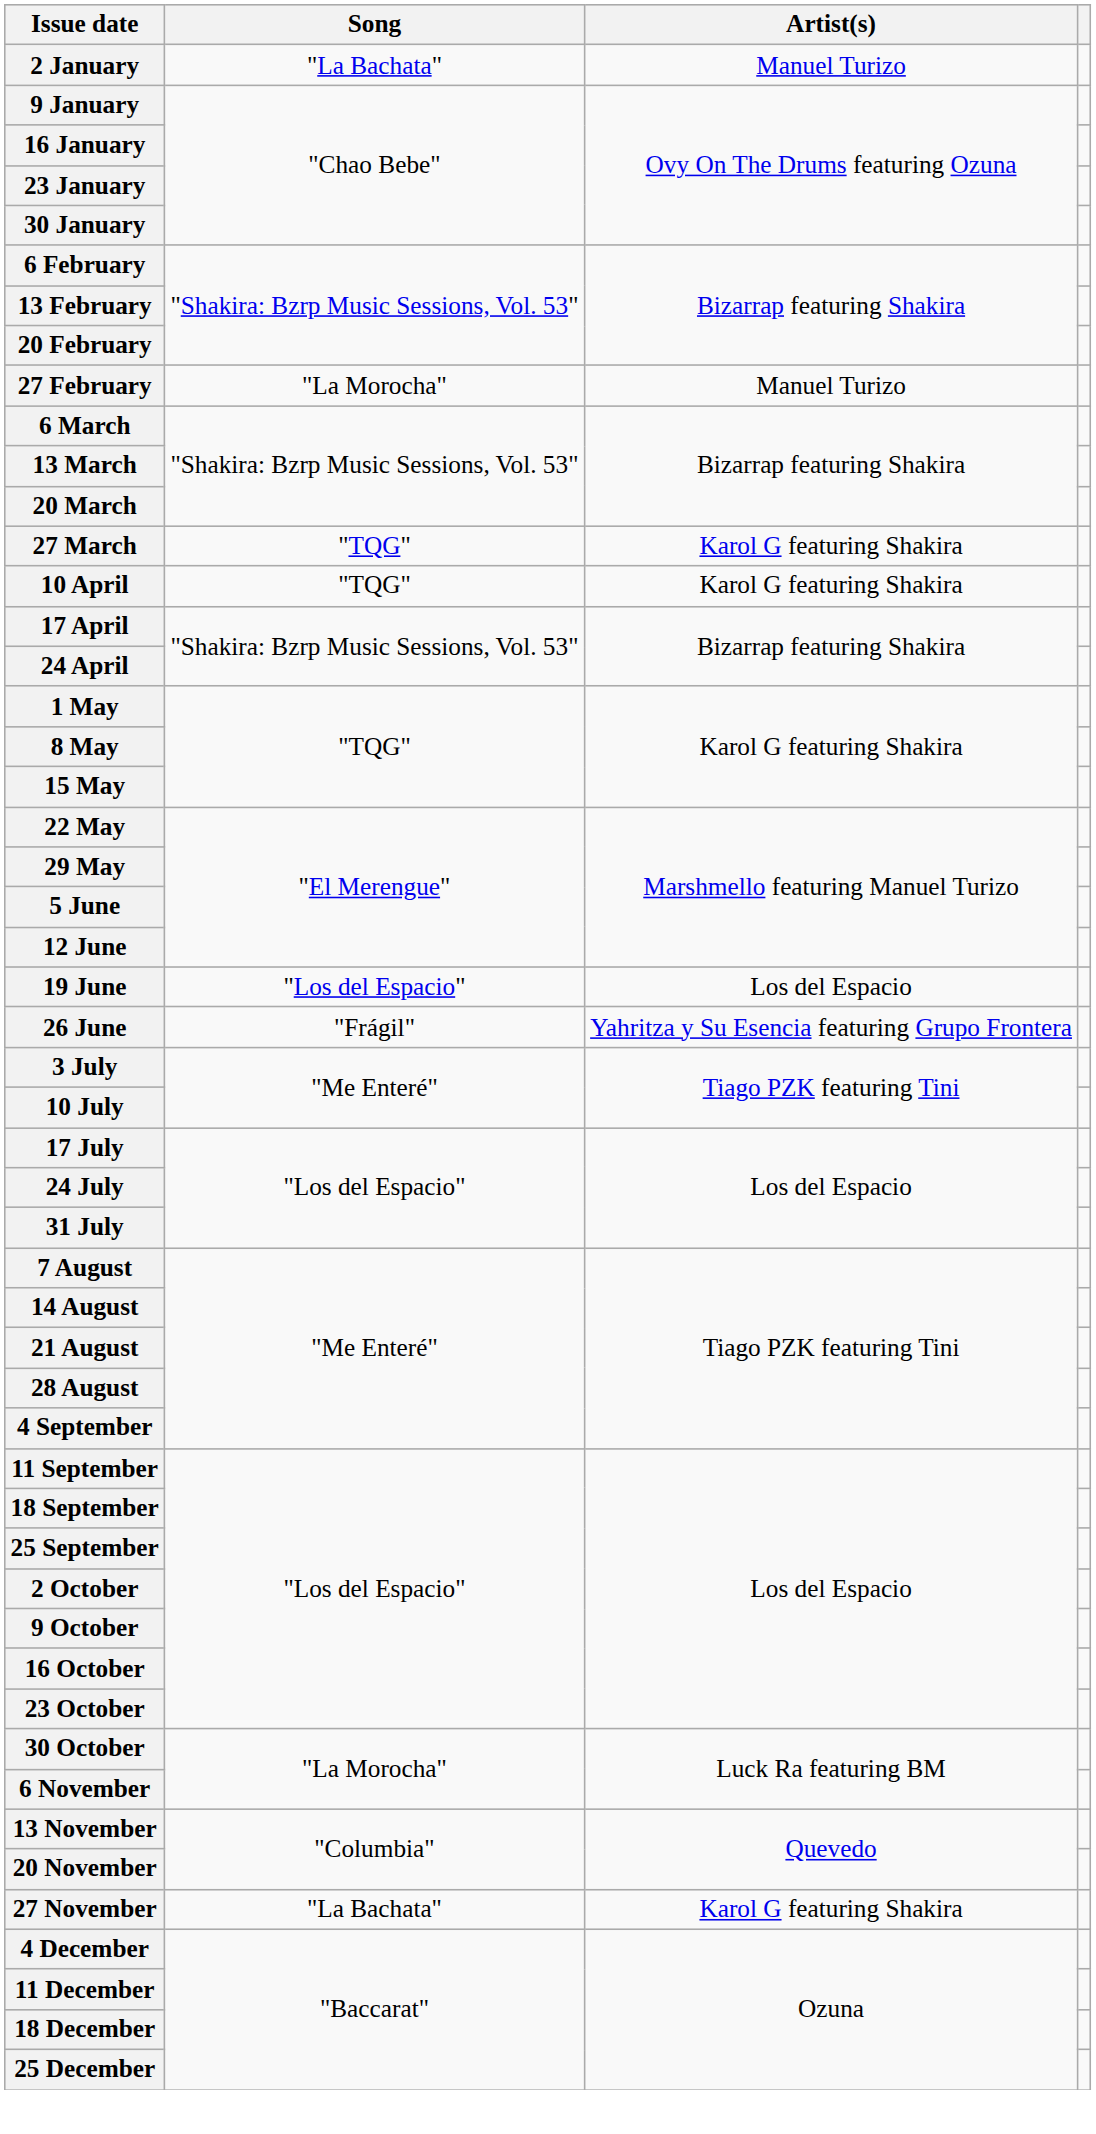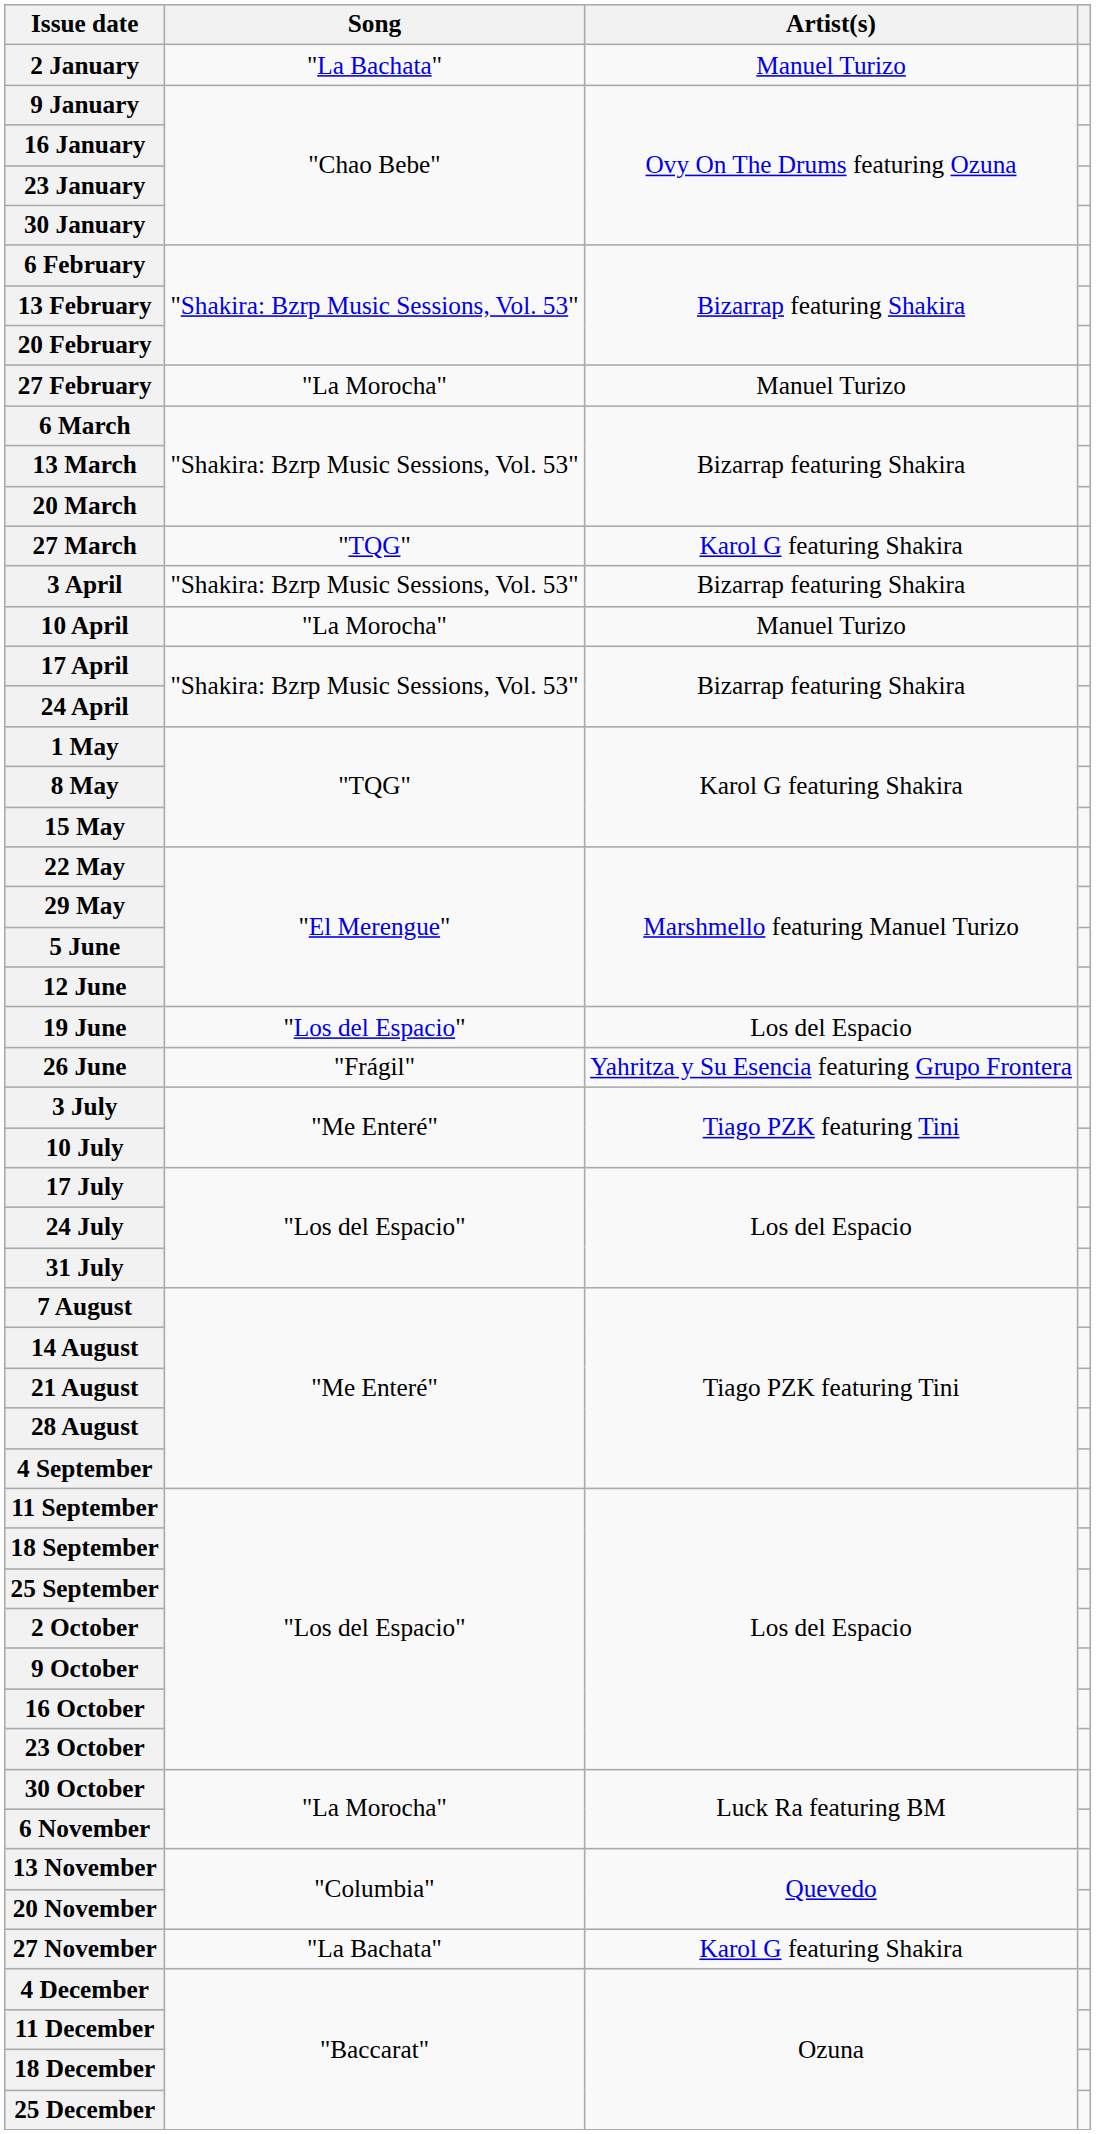+ row: (85, 585)
(374, 585) "TQG" -> (374, 625) "La Morocha"
(831, 585) Karol G featuring Shakira -> (831, 625) Manuel Turizo
